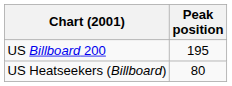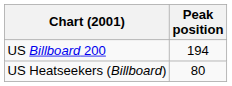(198, 50) 195 -> (198, 50) 194
